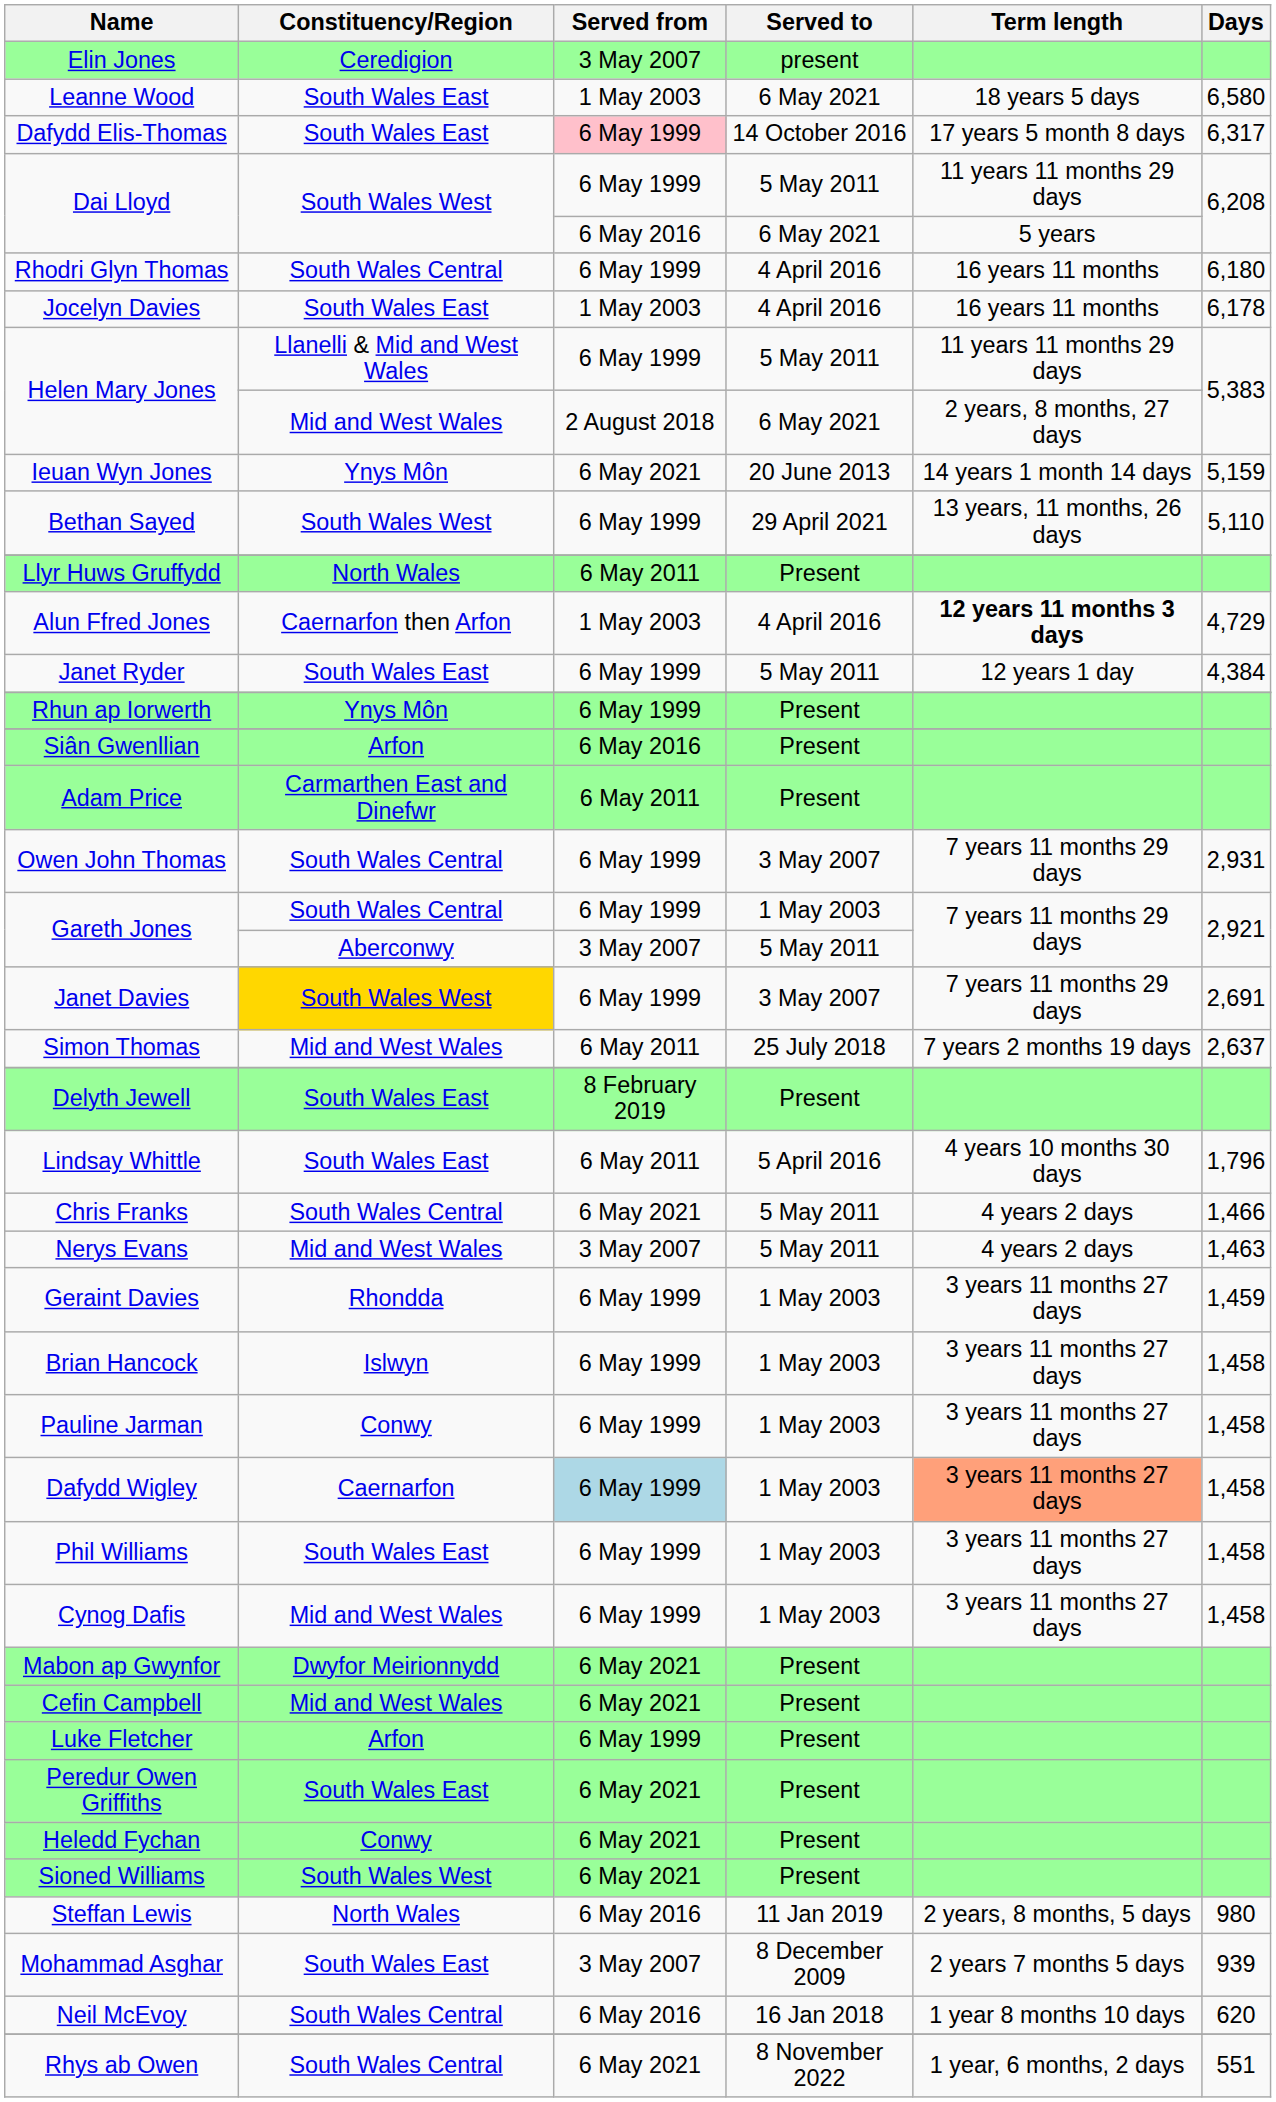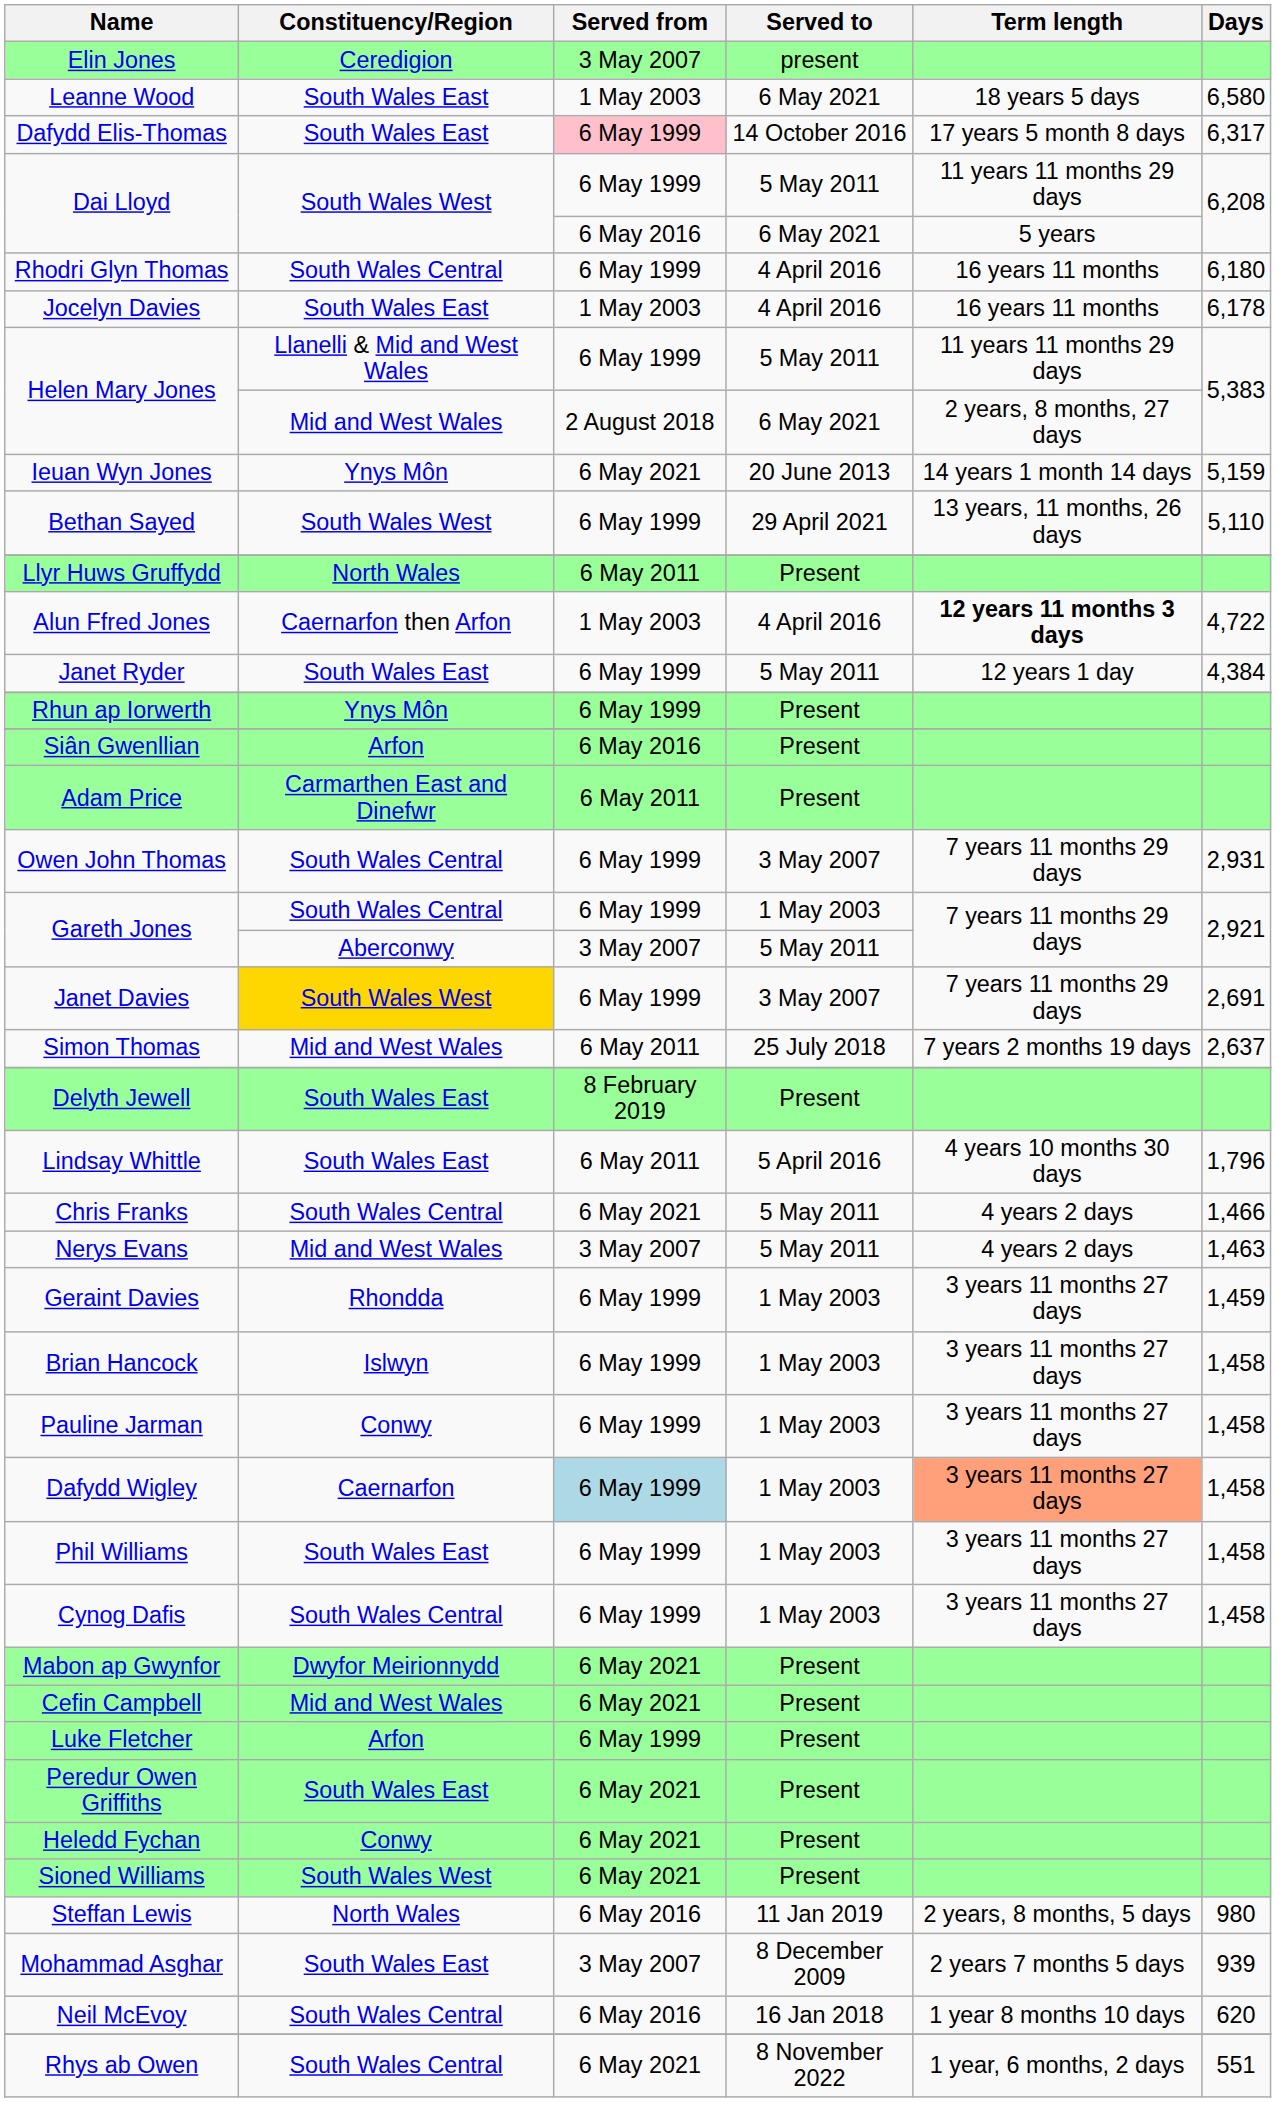(1236, 622) 4,729 -> (1236, 622) 4,722
(396, 1615) Mid and West Wales -> (396, 1615) South Wales Central
